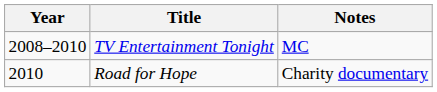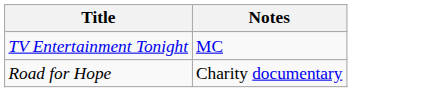- column: (47, 18)
